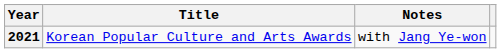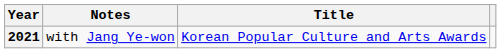columns swapped: (199, 15) <-> (422, 15)
